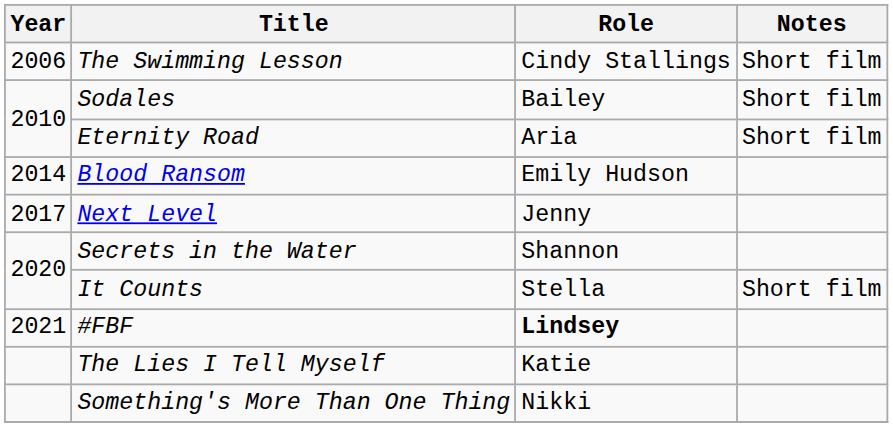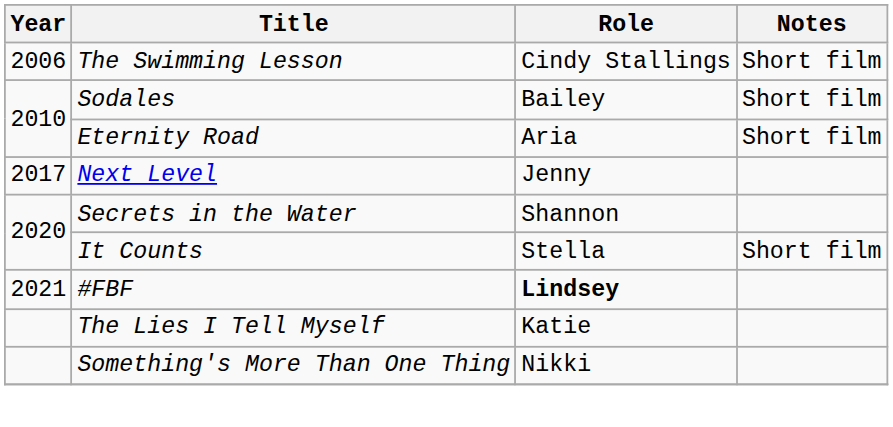- row: (161, 176)
